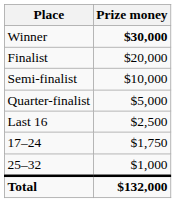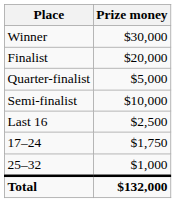(146, 36) bold -> (146, 36) normal
rows swapped: (42, 79) <-> (49, 100)
